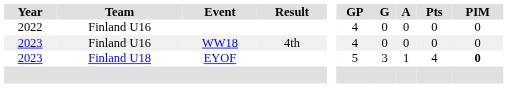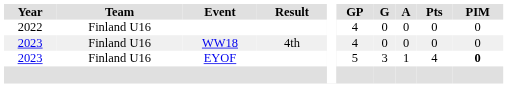(120, 58) Finland U18 -> (120, 58) Finland U16
